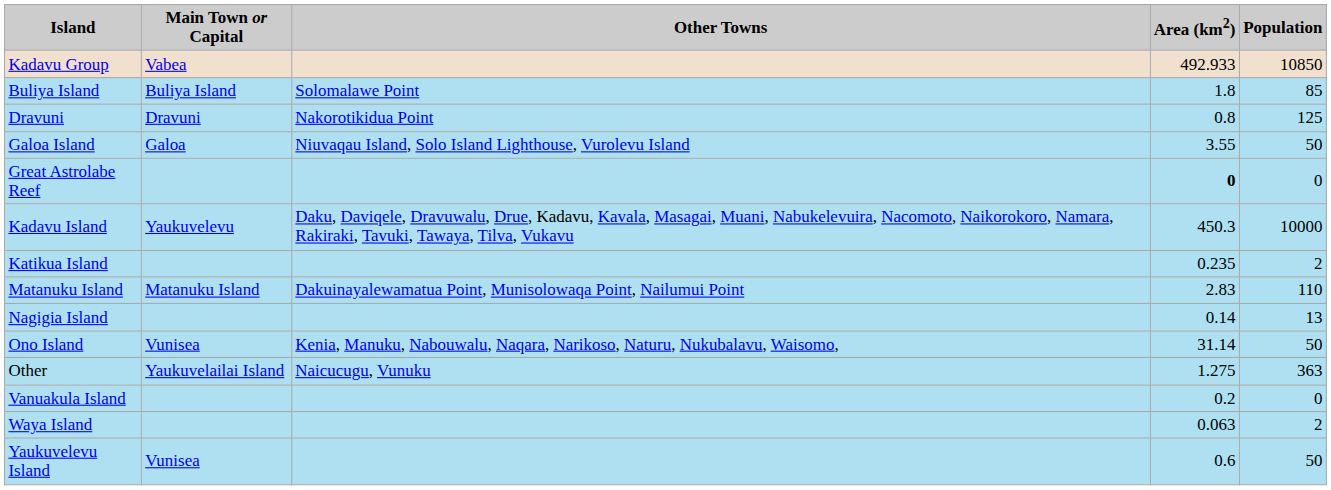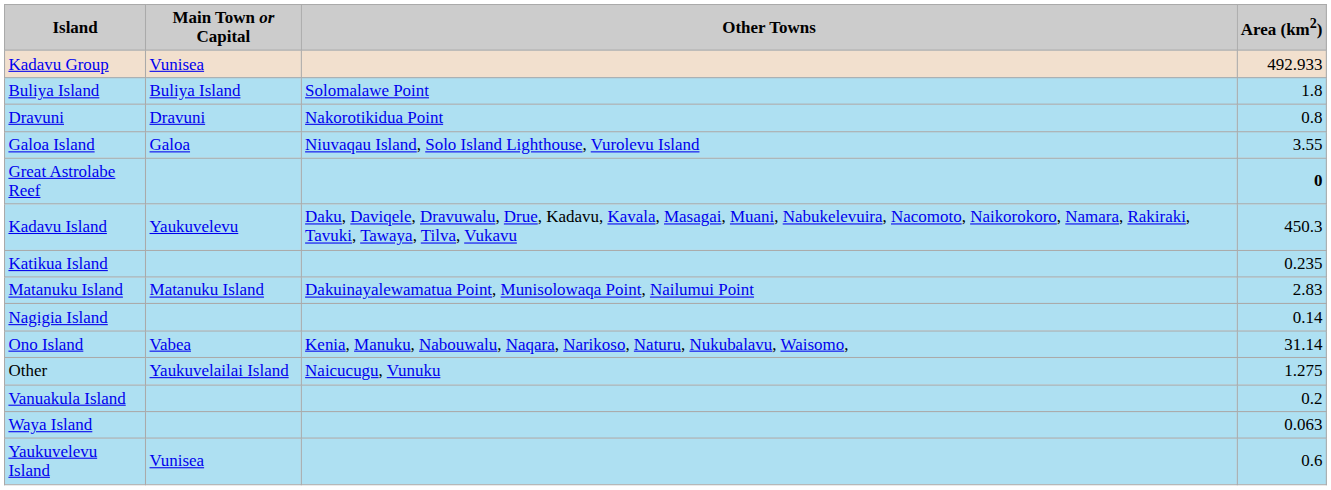- column: (1283, 27)
(166, 63) Vabea -> (177, 63) Vunisea
(172, 344) Vunisea -> (170, 344) Vabea
